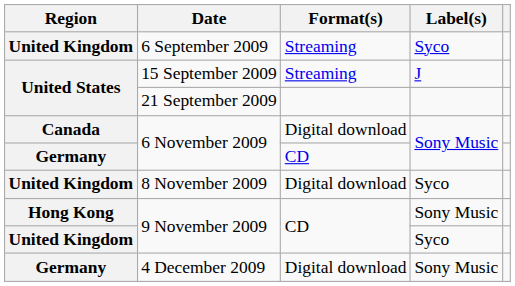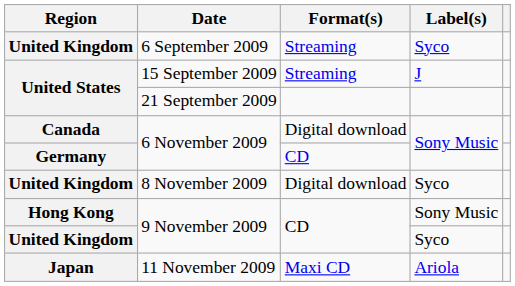+ row: (71, 267)
- row: (71, 267)
